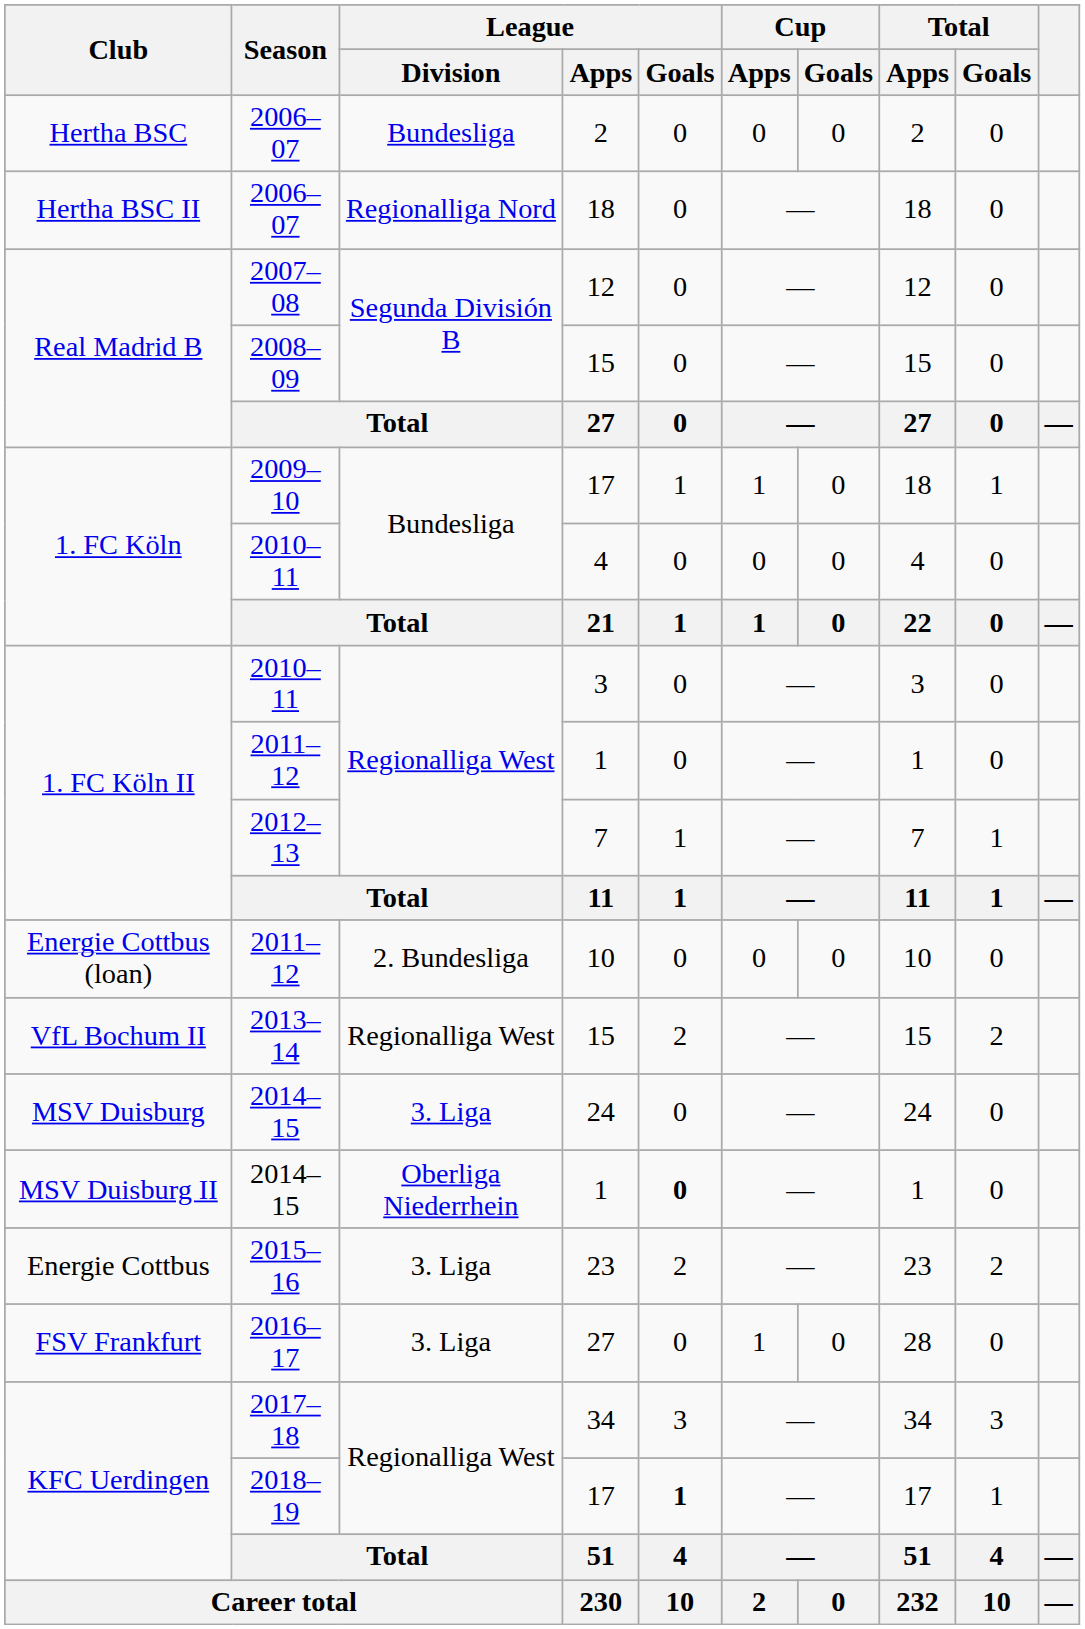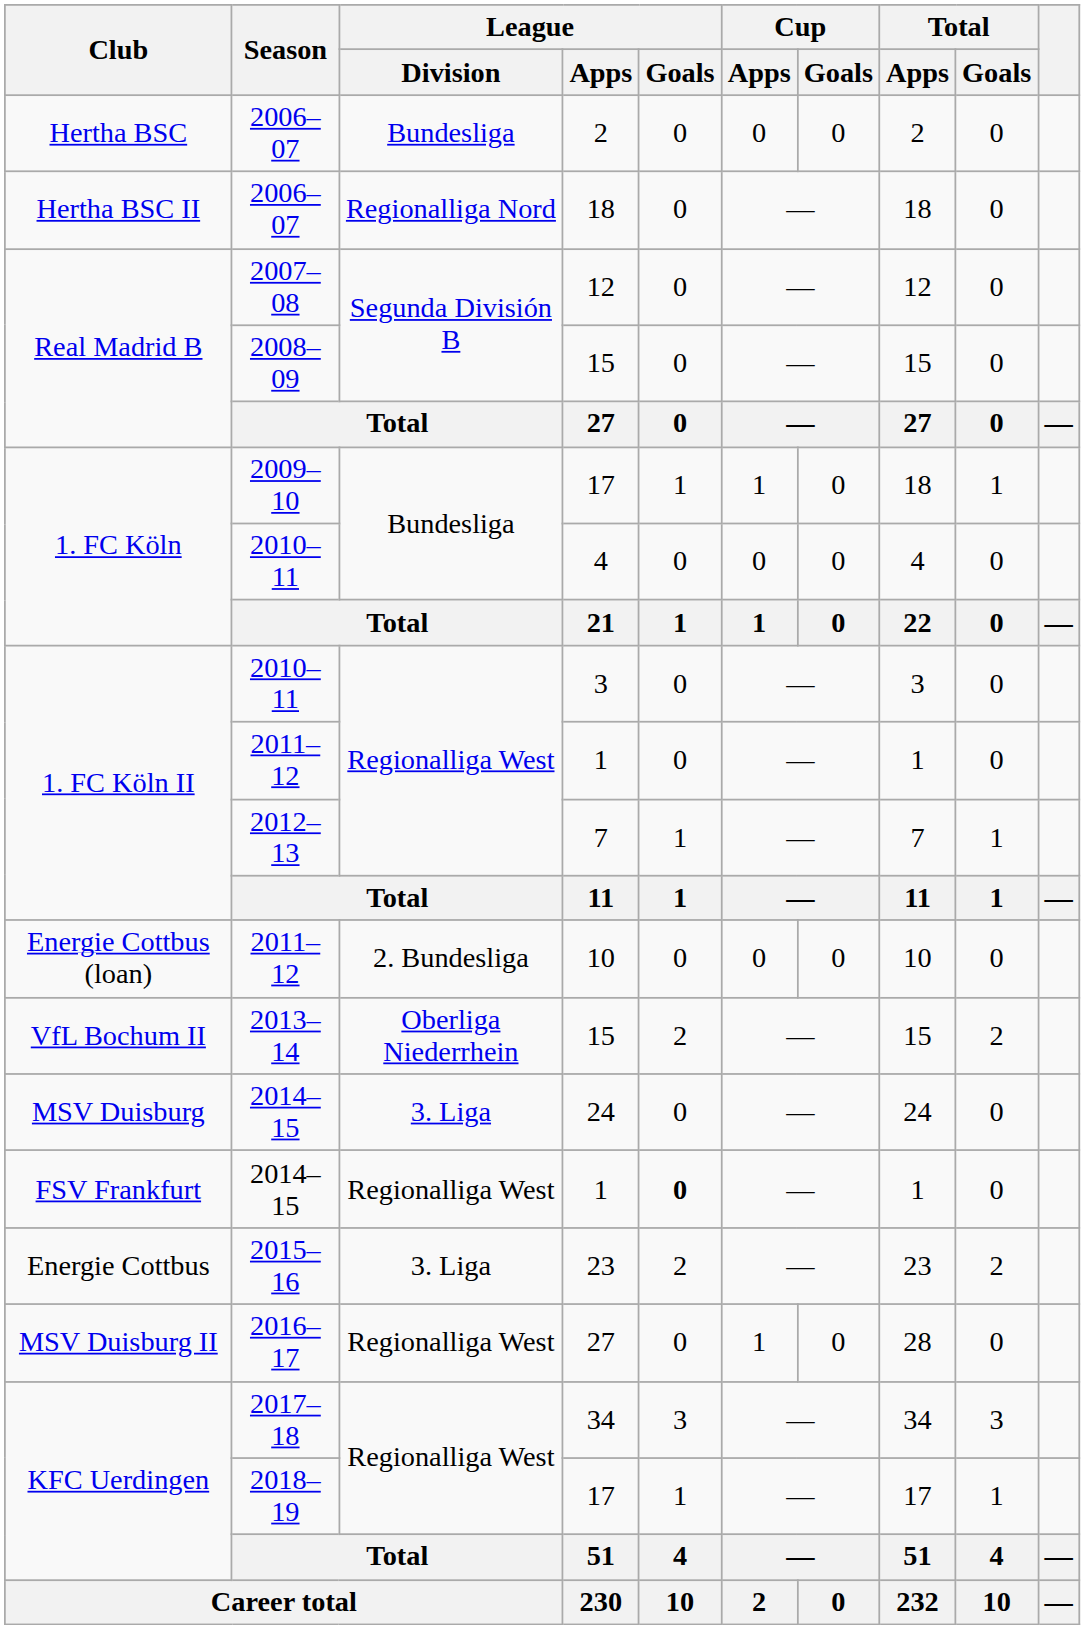(451, 1035) Regionalliga West -> (451, 1035) Oberliga Niederrhein
(118, 1188) MSV Duisburg II -> (118, 1188) FSV Frankfurt
(451, 1188) Oberliga Niederrhein -> (451, 1188) Regionalliga West
(118, 1342) FSV Frankfurt -> (118, 1342) MSV Duisburg II
(451, 1342) 3. Liga -> (451, 1342) Regionalliga West
(680, 1495) bold -> (680, 1495) normal
